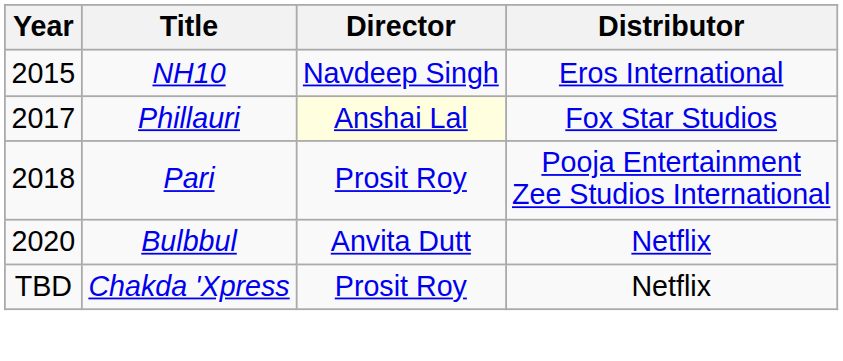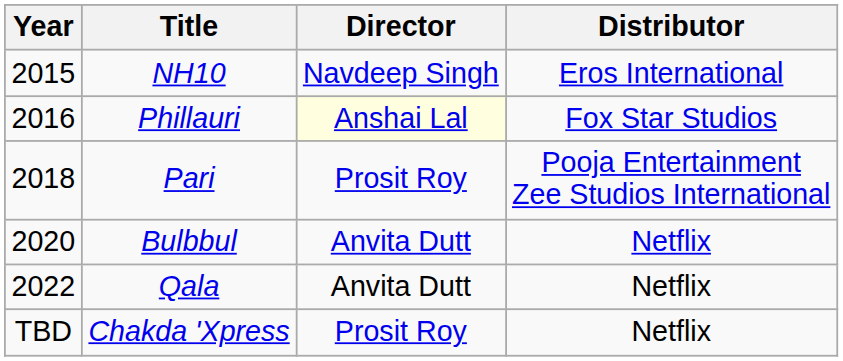(43, 118) 2017 -> (43, 118) 2016
+ row: (189, 286)
